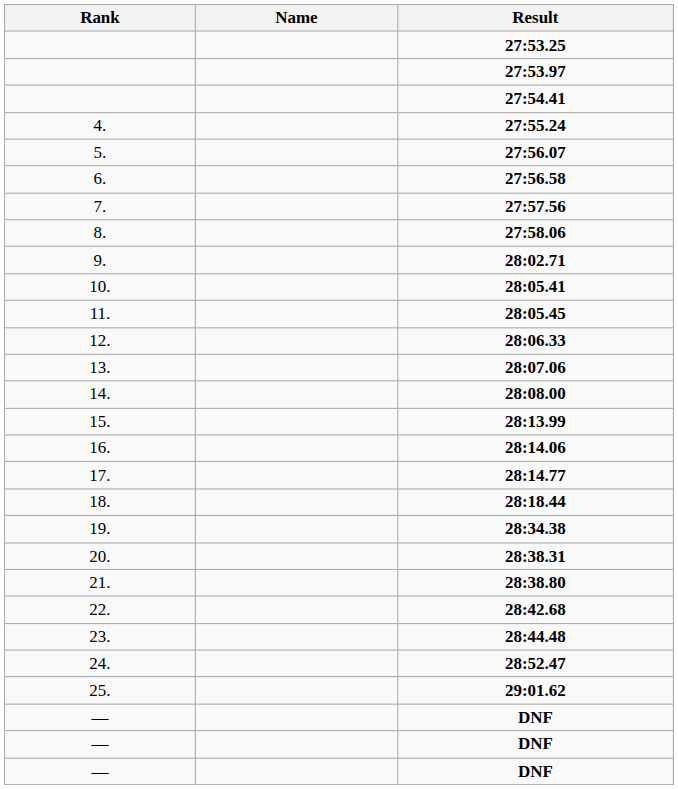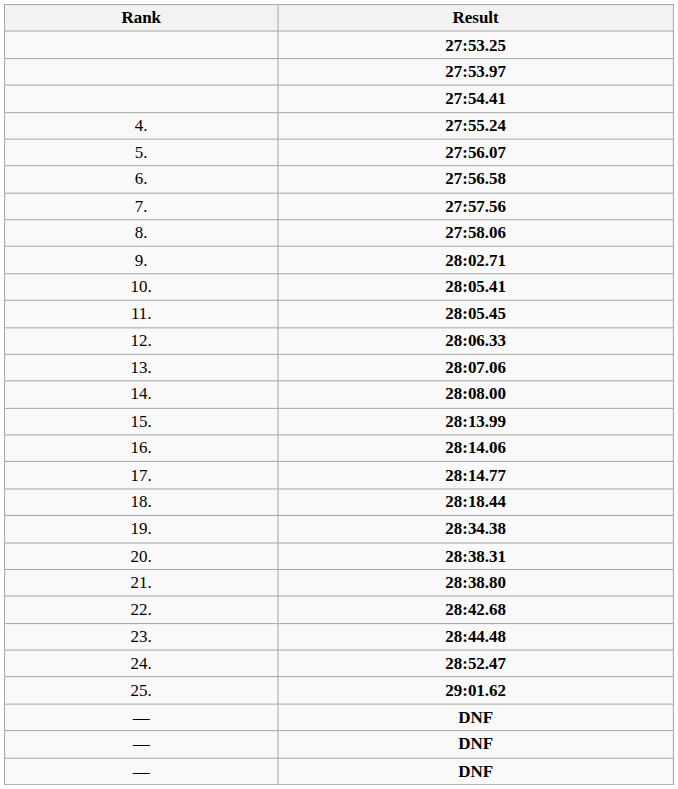- column: (296, 17)
